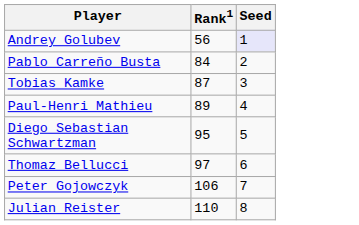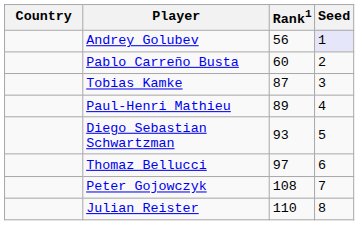+ column: (44, 17)
(202, 63) 84 -> (281, 63) 60
(202, 136) 95 -> (281, 136) 93
(206, 187) 106 -> (285, 187) 108
